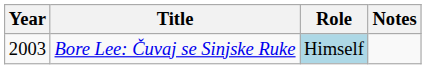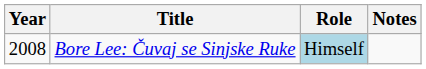(27, 48) 2003 -> (27, 48) 2008
